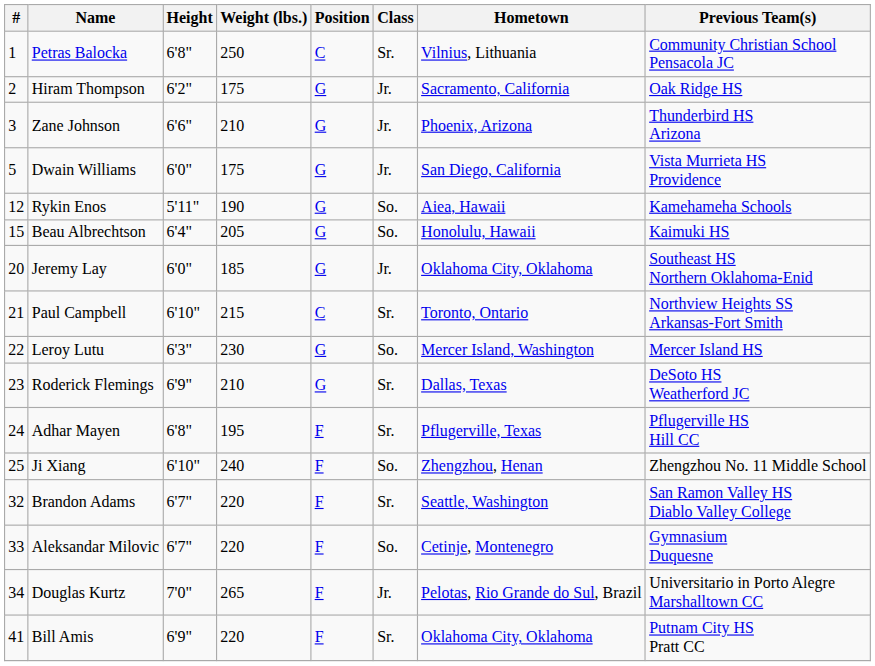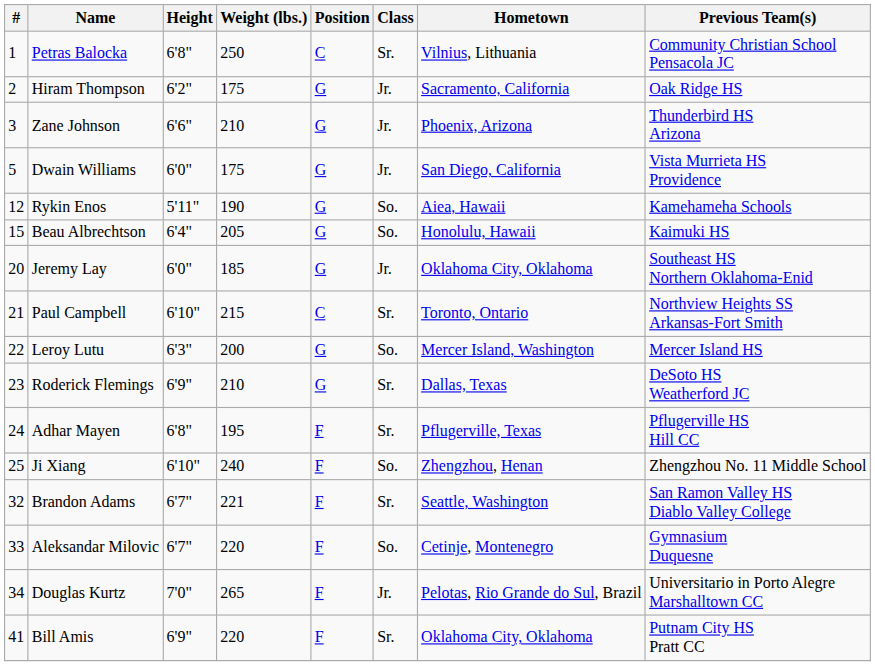(232, 349) 230 -> (232, 349) 200
(232, 502) 220 -> (232, 502) 221
